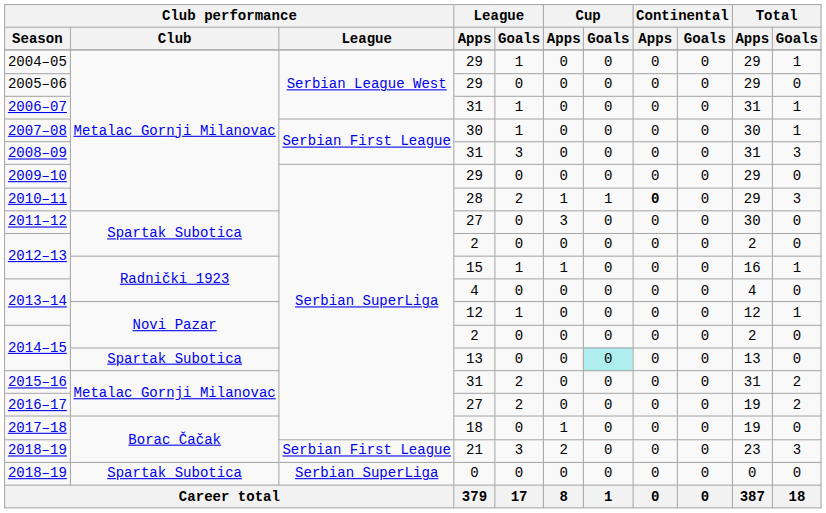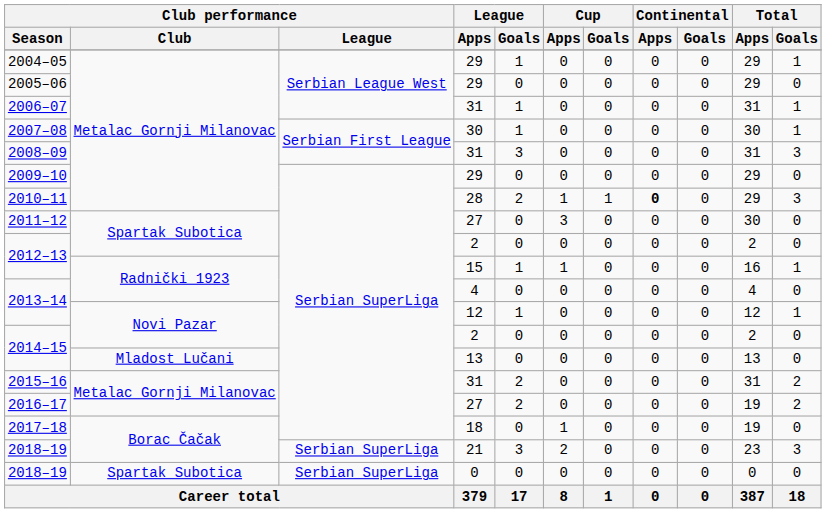(175, 359) Spartak Subotica -> (175, 359) Mladost Lučani
(608, 359) paleturquoise background -> (608, 359) no background
(367, 451) Serbian First League -> (367, 451) Serbian SuperLiga
